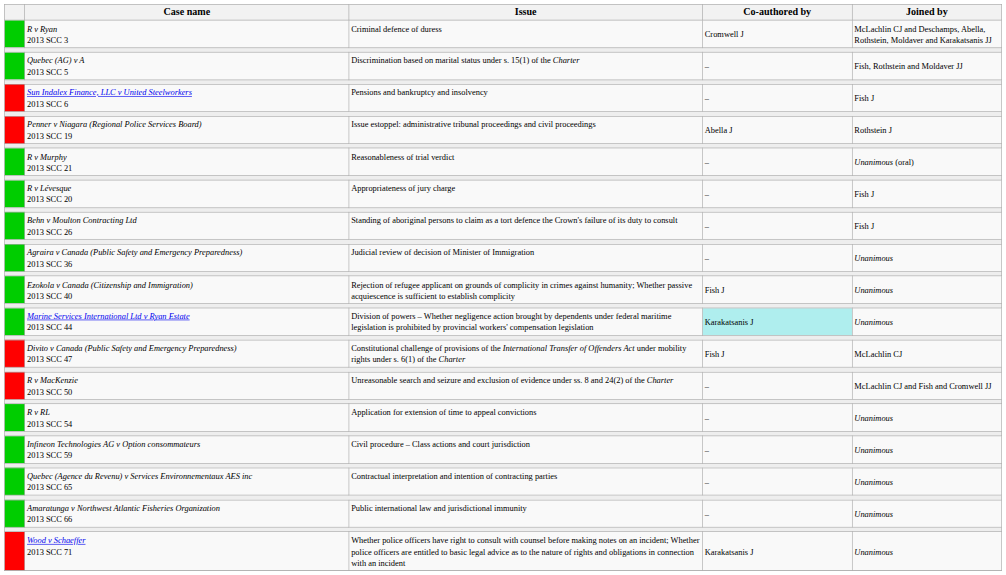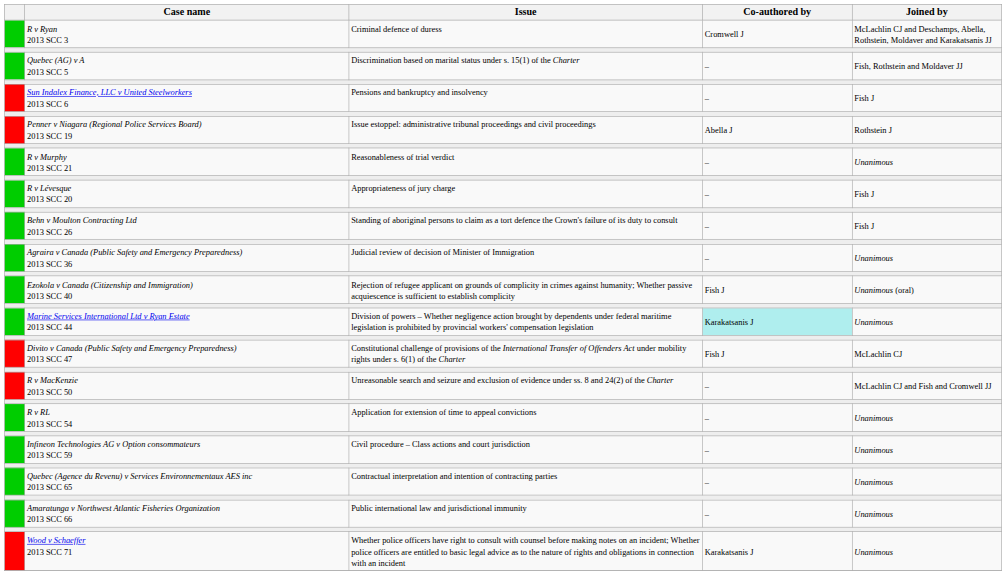(884, 162) Unanimous (oral) -> (874, 162) Unanimous
(874, 290) Unanimous -> (884, 290) Unanimous (oral)
